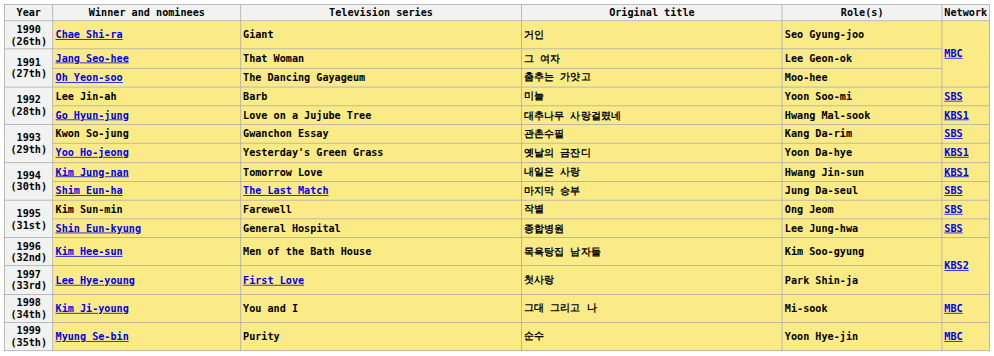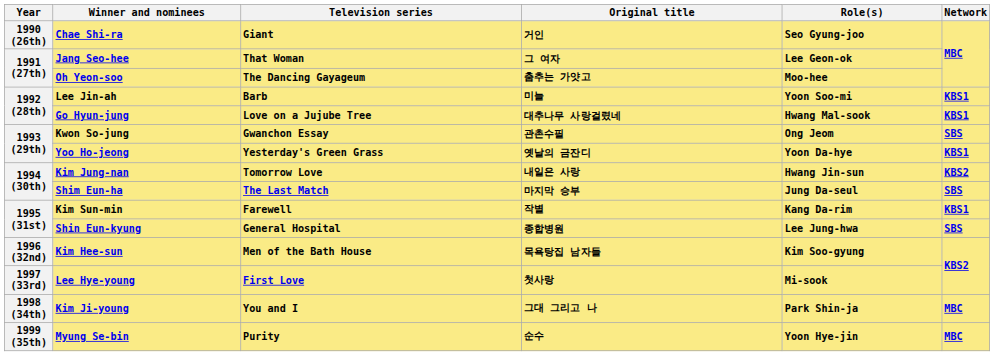(954, 96) SBS -> (957, 96) KBS1
(818, 134) Kang Da-rim -> (809, 134) Ong Jeom
(957, 172) KBS1 -> (957, 172) KBS2
(809, 210) Ong Jeom -> (818, 210) Kang Da-rim
(954, 210) SBS -> (957, 210) KBS1
(821, 280) Park Shin-ja -> (806, 280) Mi-sook
(806, 308) Mi-sook -> (821, 308) Park Shin-ja
